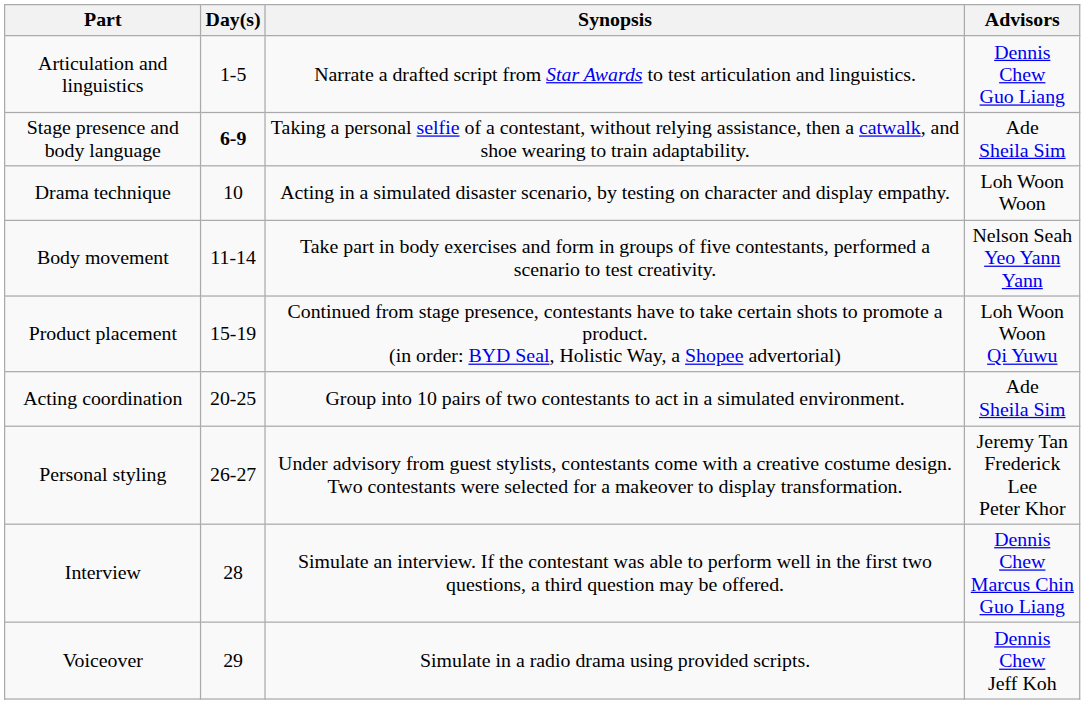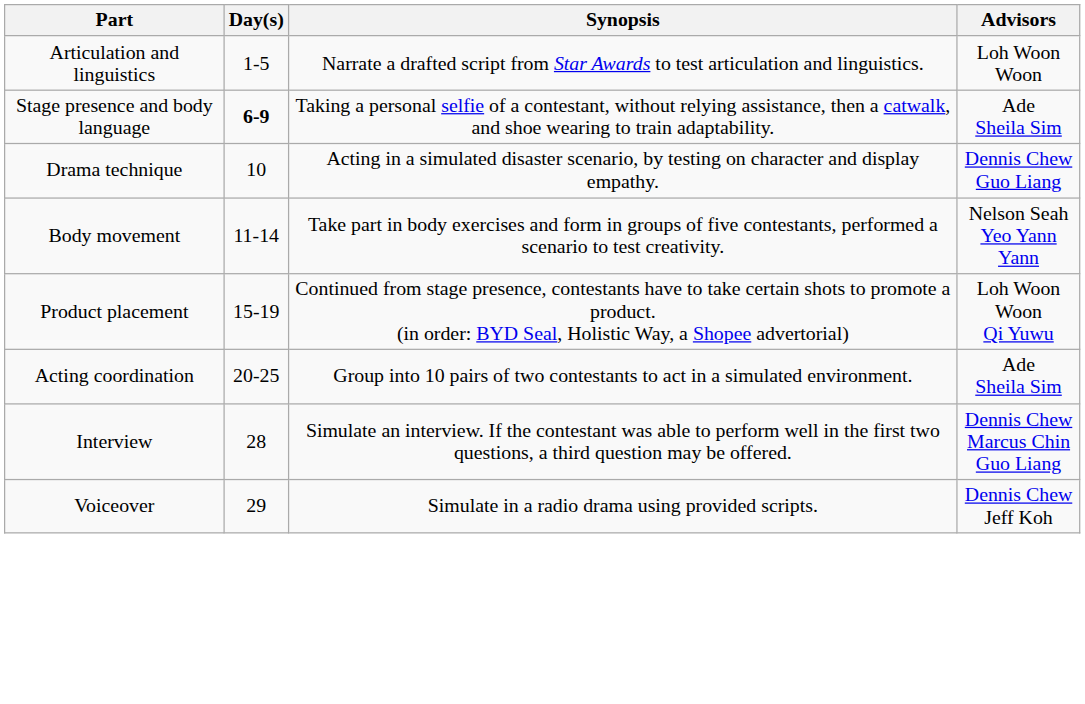(1022, 74) Dennis Chew Guo Liang -> (1019, 62) Loh Woon Woon
(1022, 192) Loh Woon Woon -> (1019, 170) Dennis Chew Guo Liang
- row: (103, 474)
